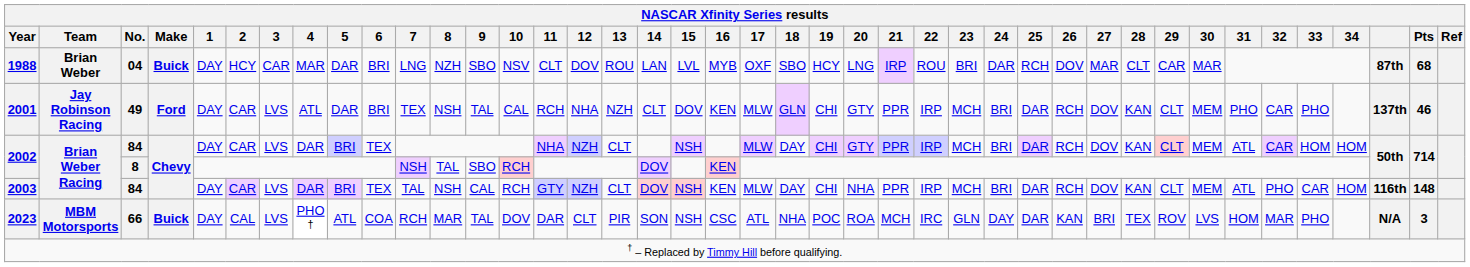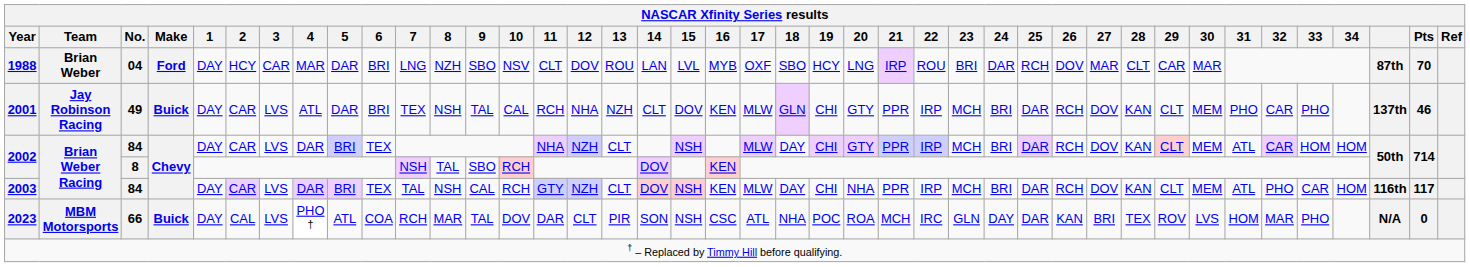(171, 66) Buick -> (171, 66) Ford
(1424, 66) 68 -> (1424, 66) 70
(171, 110) Ford -> (171, 110) Buick
(1424, 189) 148 -> (1424, 189) 117
(1424, 219) 3 -> (1424, 219) 0
